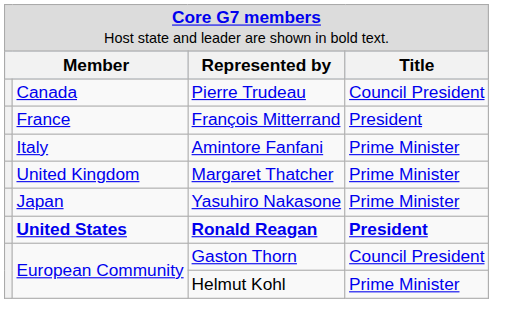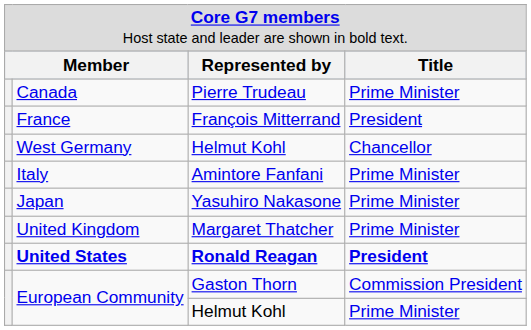(417, 92) Council President -> (404, 92) Prime Minister
+ row: (74, 147)
rows swapped: (40, 202) <-> (78, 174)
(417, 256) Council President -> (436, 284) Commission President
